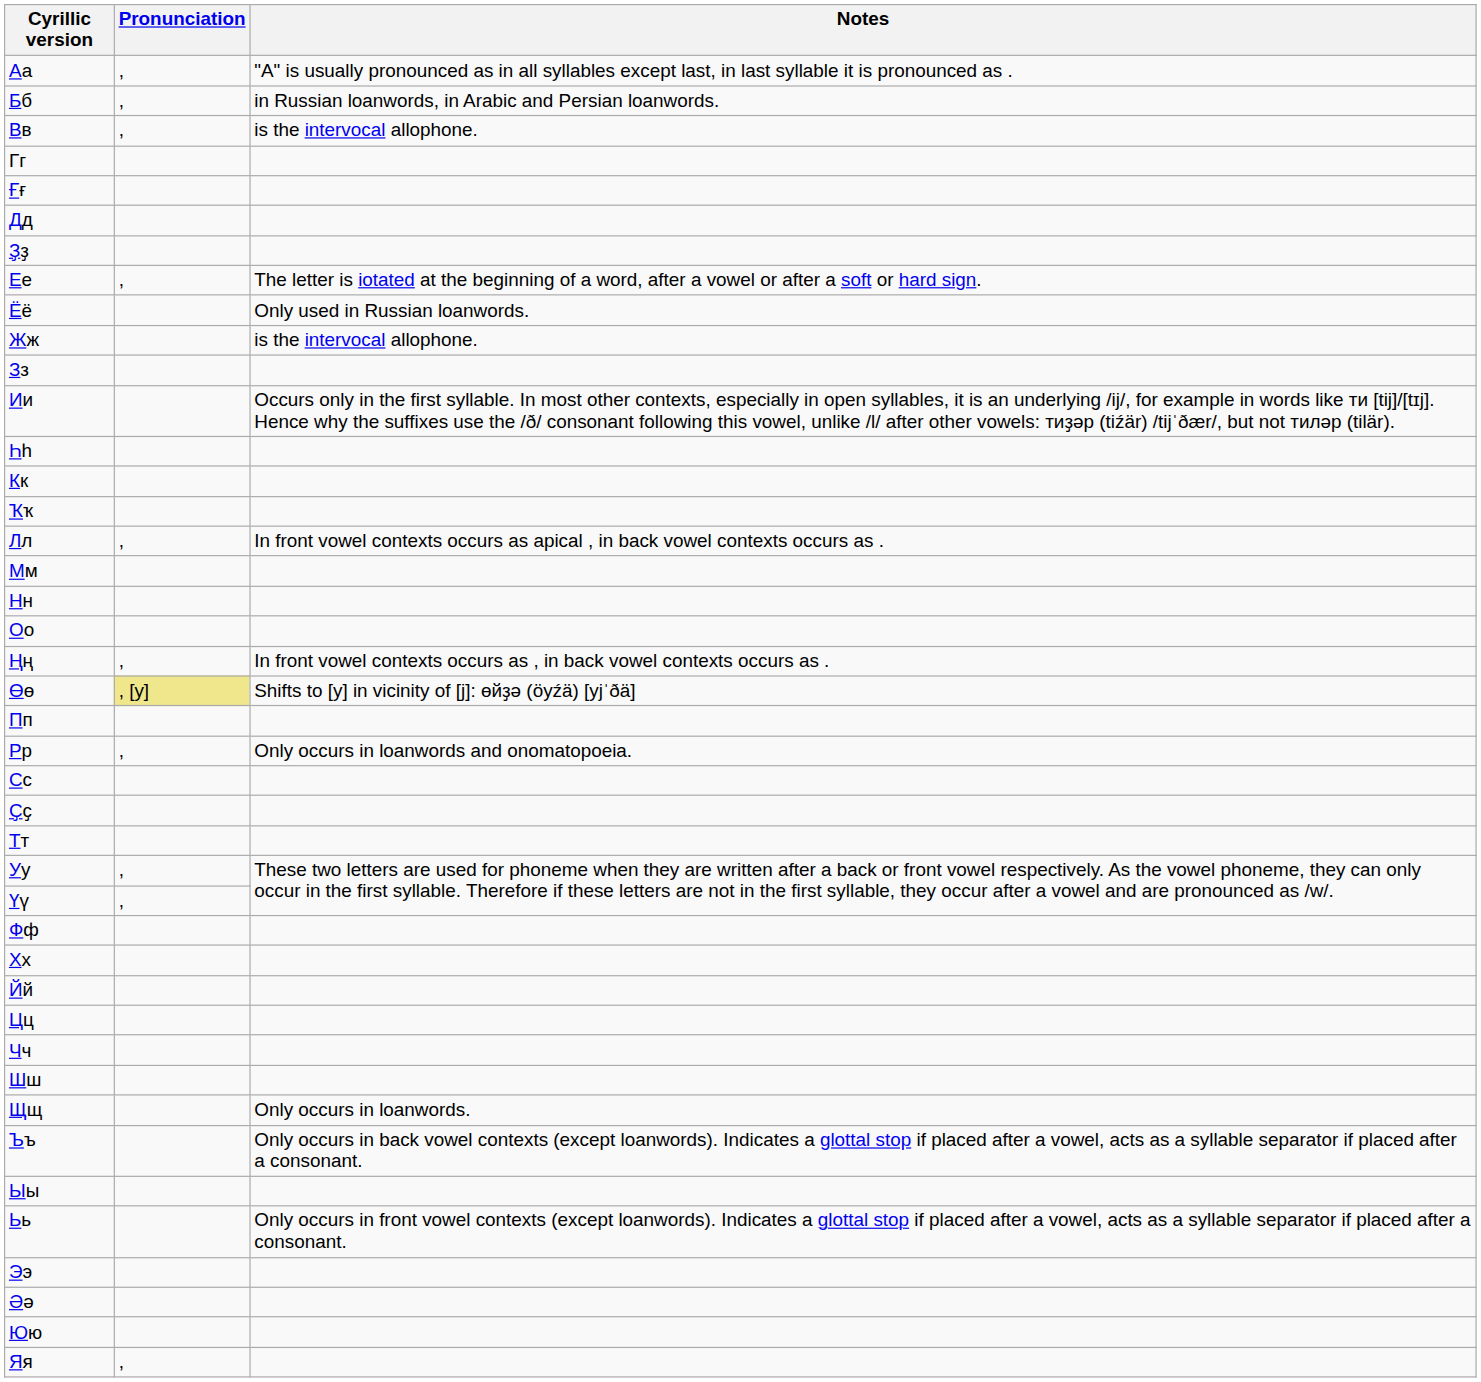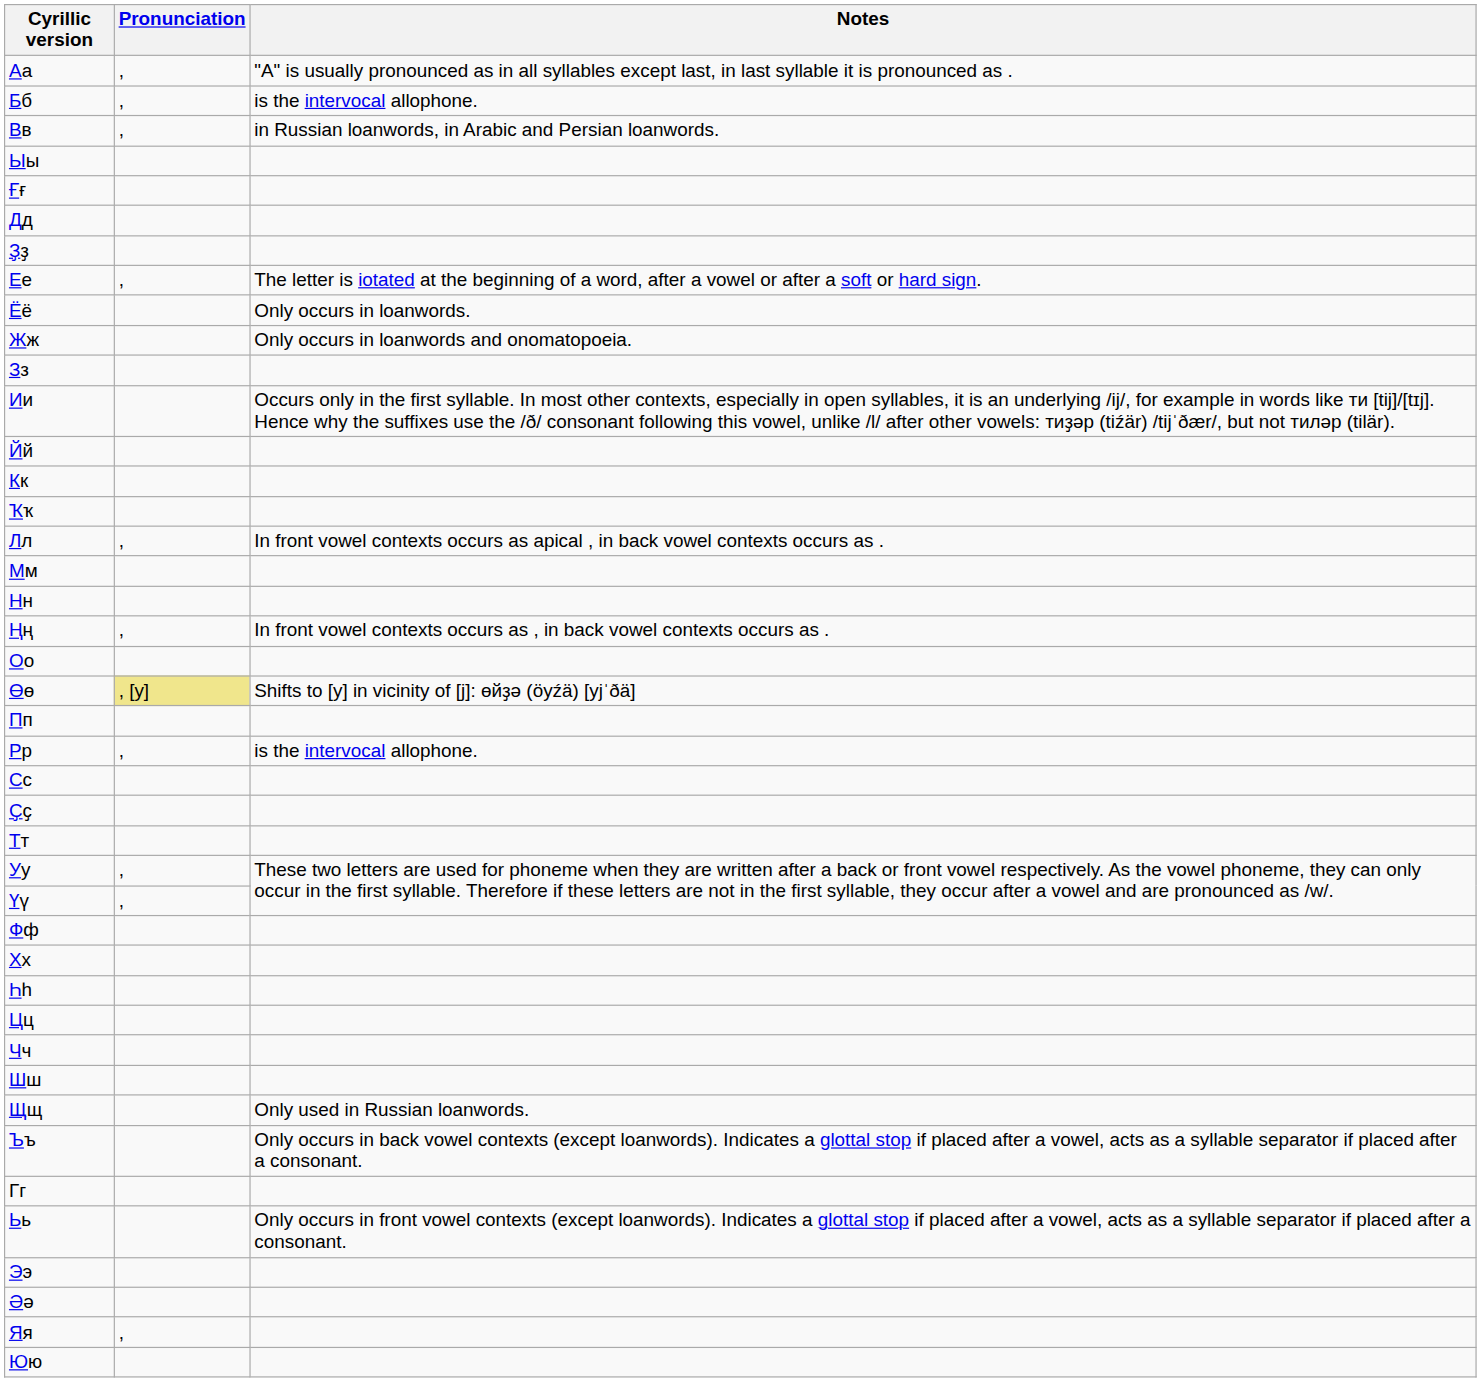(487, 100) in Russian loanwords, in Arabic and Persian loanwords. -> (366, 100) is the intervocal allophone.
(366, 130) is the intervocal allophone. -> (487, 130) in Russian loanwords, in Arabic and Persian loanwords.
rows swapped: (17, 160) <-> (24, 1191)
(392, 310) Only used in Russian loanwords. -> (362, 310) Only occurs in loanwords.
(366, 340) is the intervocal allophone. -> (443, 340) Only occurs in loanwords and onomatopoeia.
rows swapped: (21, 990) <-> (20, 451)
rows swapped: (21, 660) <-> (22, 630)
(443, 750) Only occurs in loanwords and onomatopoeia. -> (366, 750) is the intervocal allophone.
(362, 1109) Only occurs in loanwords. -> (392, 1109) Only used in Russian loanwords.
rows swapped: (26, 1332) <-> (21, 1362)
